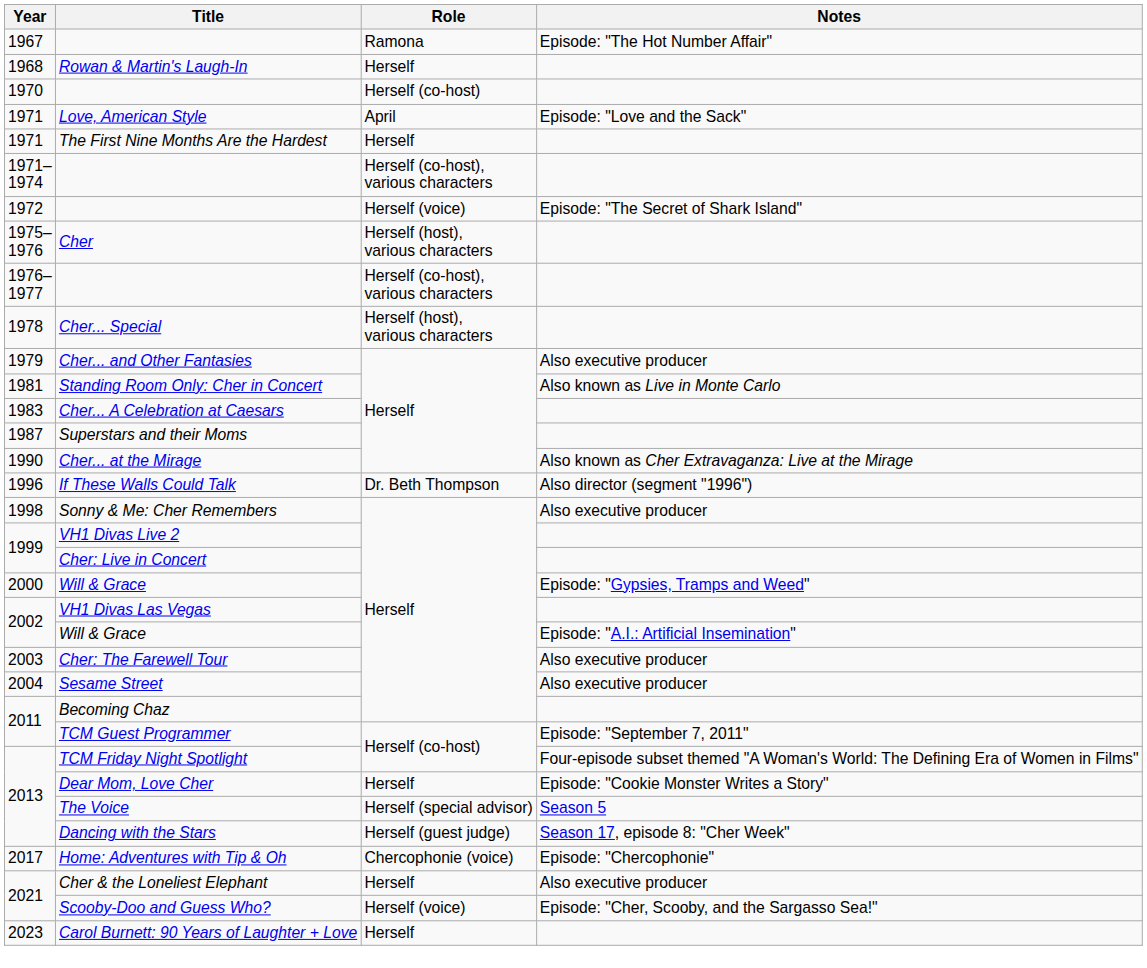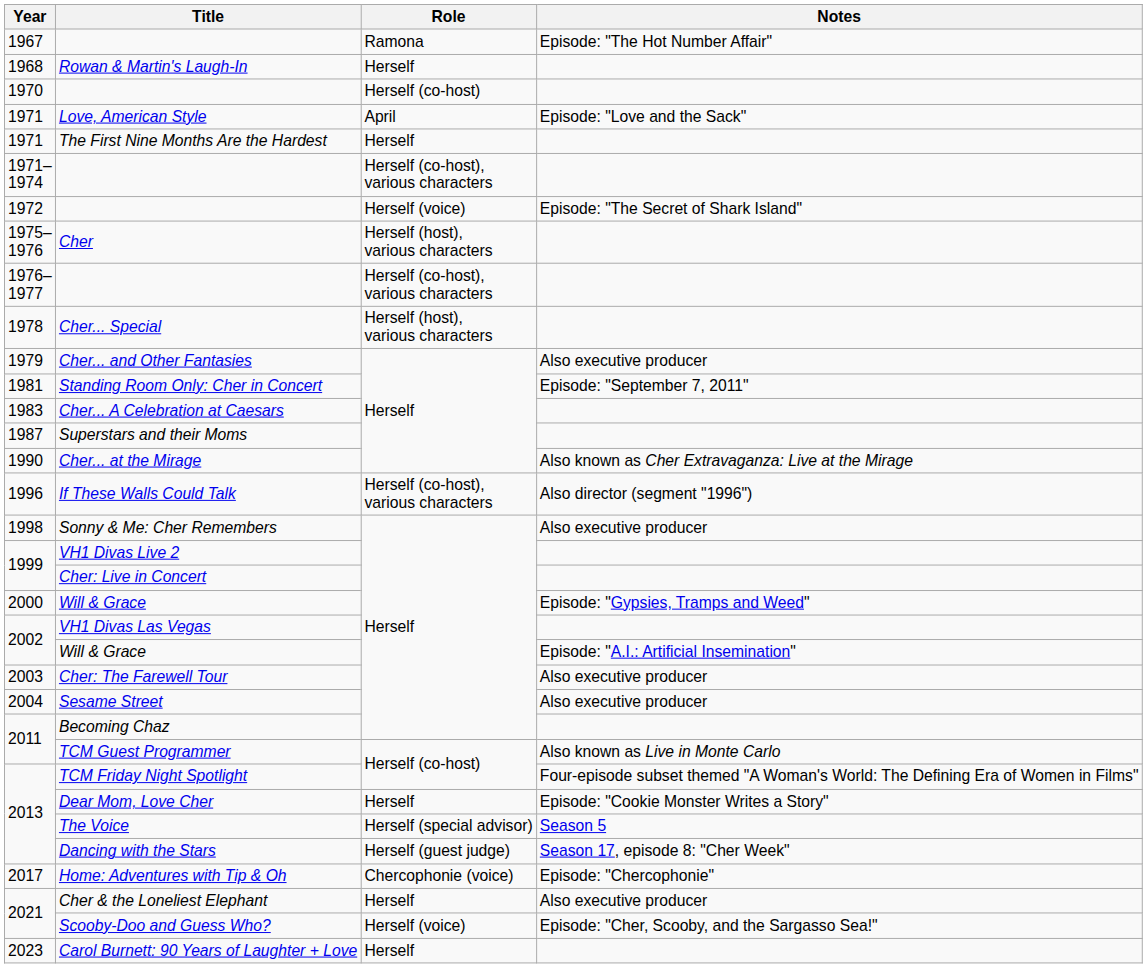(660, 385) Also known as Live in Monte Carlo -> (644, 385) Episode: "September 7, 2011"
(432, 485) Dr. Beth Thompson -> (428, 494) Herself (co-host), various characters
(644, 734) Episode: "September 7, 2011" -> (660, 751) Also known as Live in Monte Carlo
